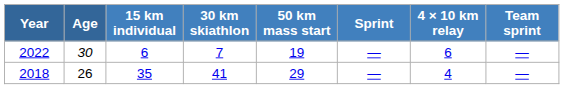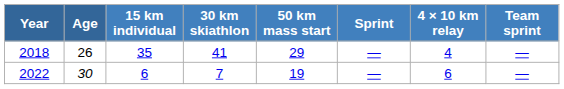rows swapped: (34, 73) <-> (34, 52)
